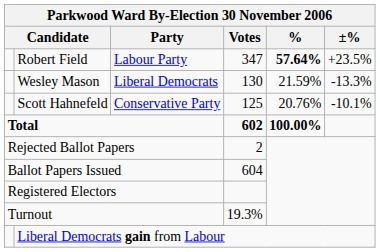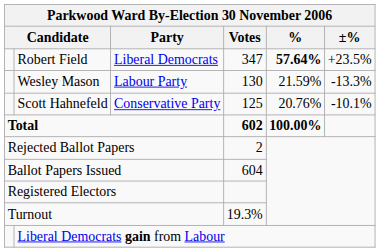(151, 59) Labour Party -> (166, 59) Liberal Democrats
(166, 81) Liberal Democrats -> (151, 81) Labour Party
